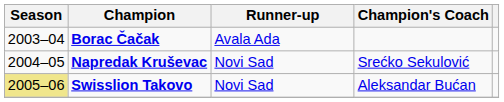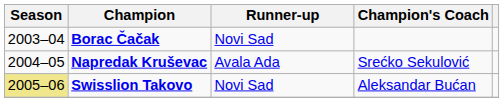(247, 39) Avala Ada -> (244, 39) Novi Sad
(244, 62) Novi Sad -> (247, 62) Avala Ada
